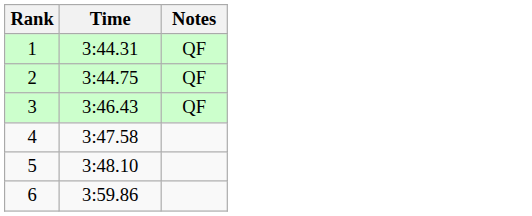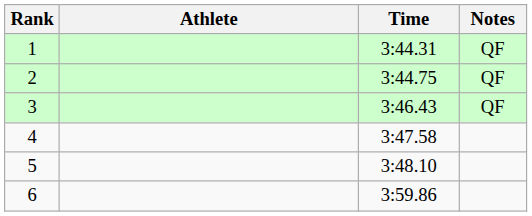+ column: (209, 19)
